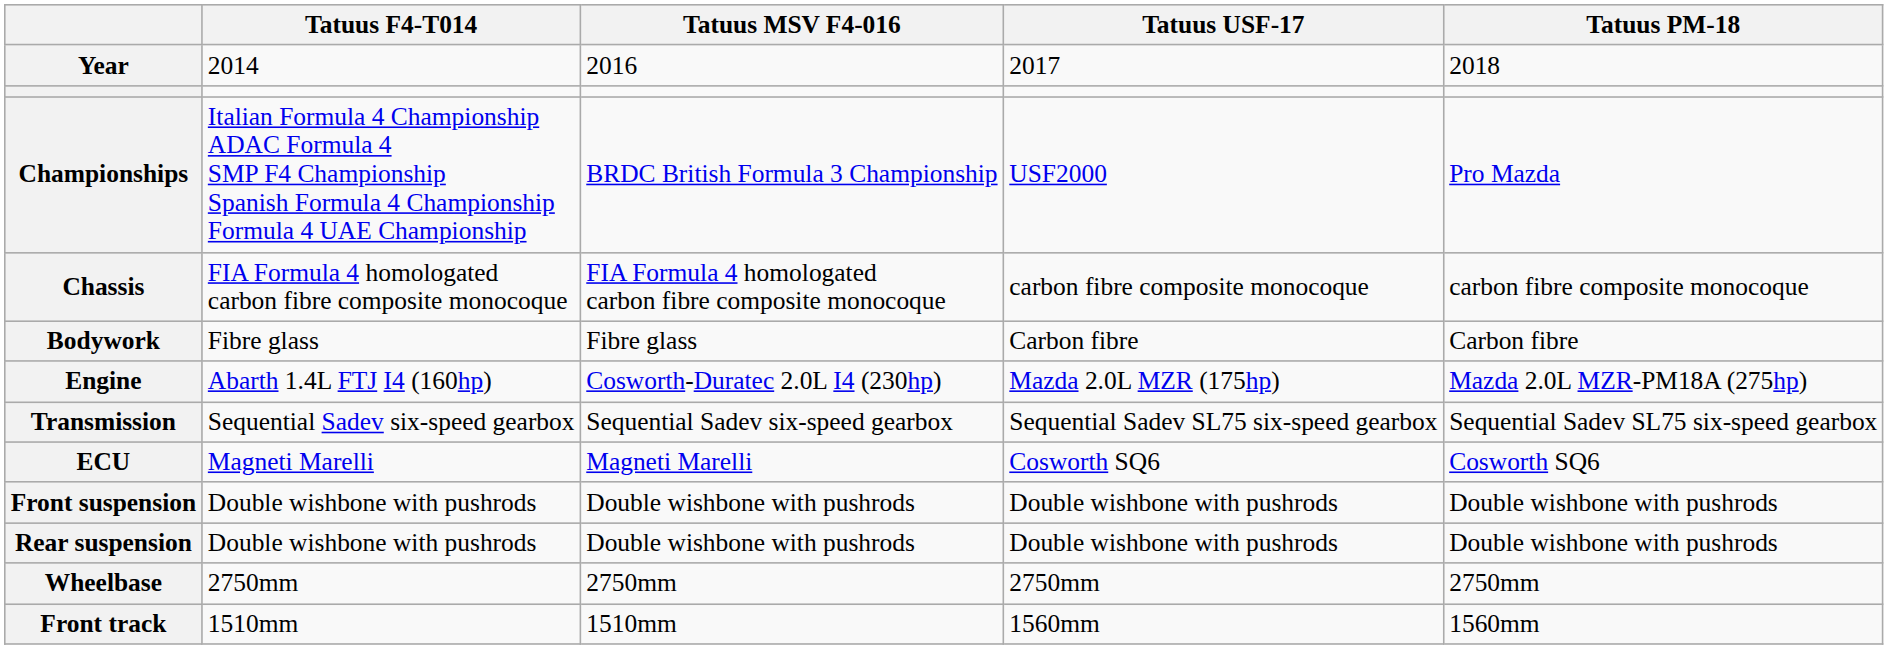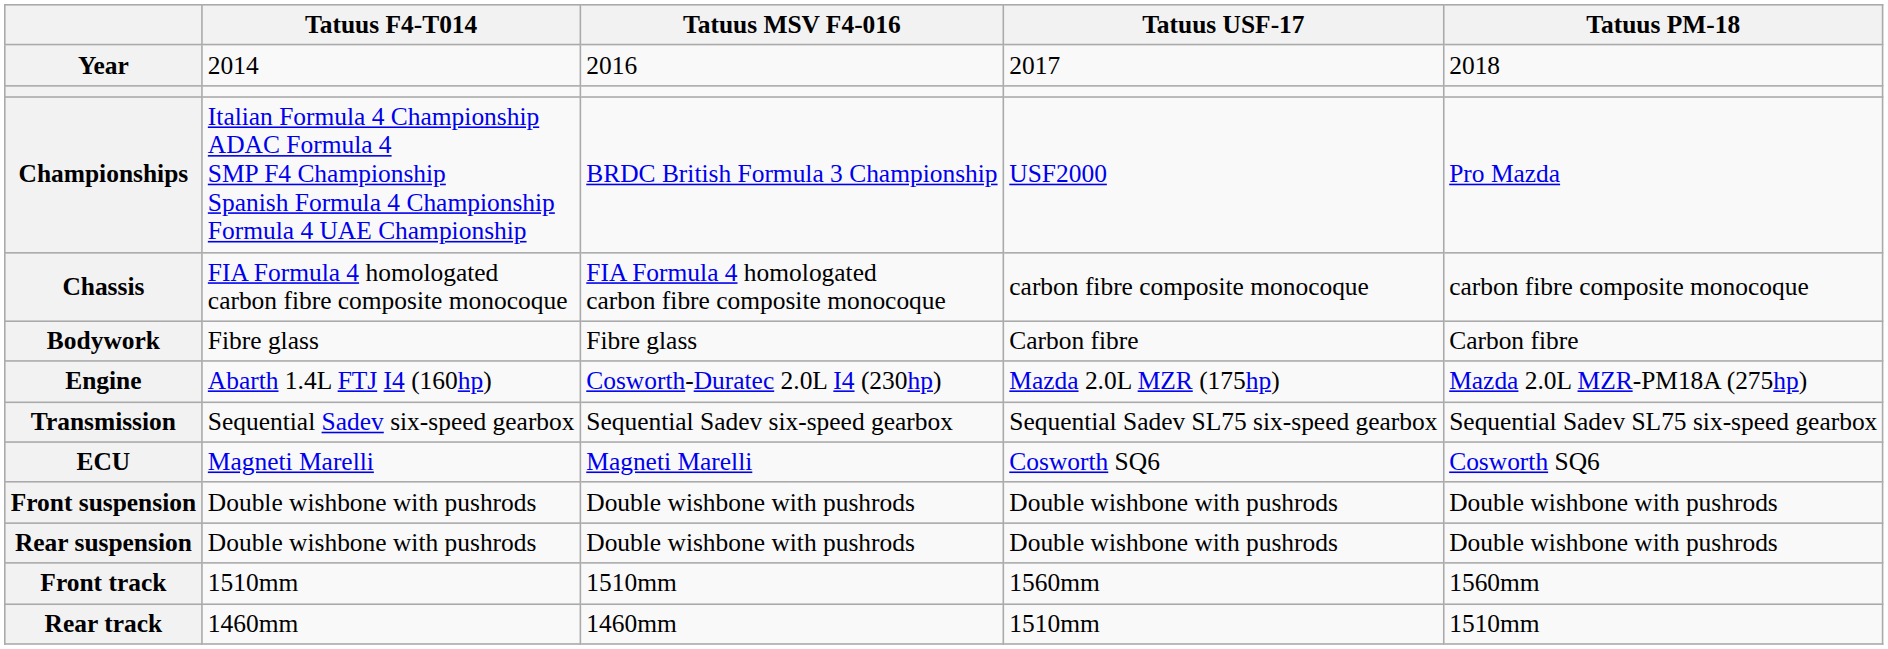- row: (103, 582)
+ row: (103, 623)
